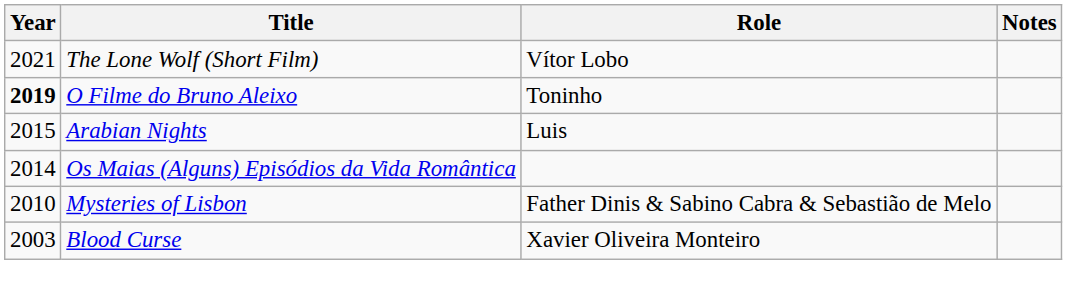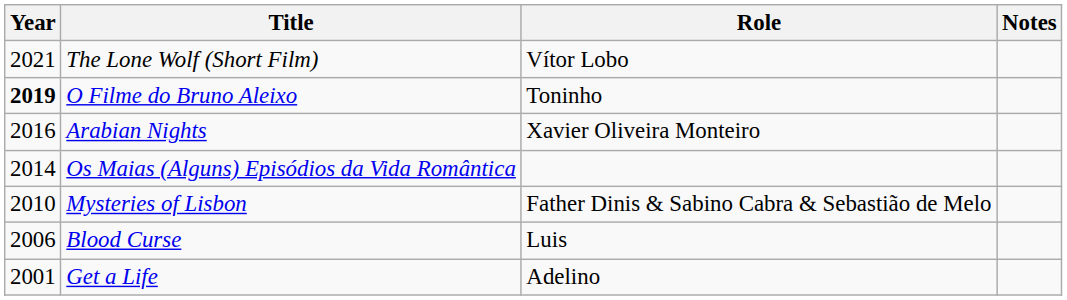(33, 131) 2015 -> (33, 131) 2016
(547, 131) Luis -> (643, 131) Xavier Oliveira Monteiro
(33, 240) 2003 -> (33, 240) 2006
(643, 240) Xavier Oliveira Monteiro -> (547, 240) Luis
+ row: (112, 276)
